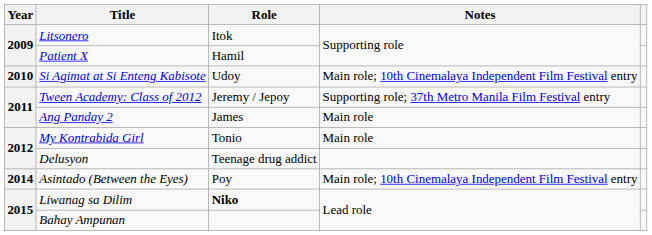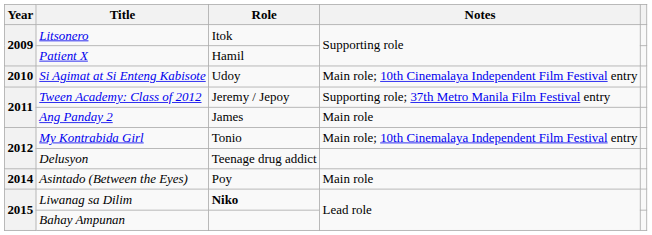(348, 138) Main role -> (480, 138) Main role; 10th Cinemalaya Independent Film Festival entry
(480, 179) Main role; 10th Cinemalaya Independent Film Festival entry -> (348, 179) Main role
